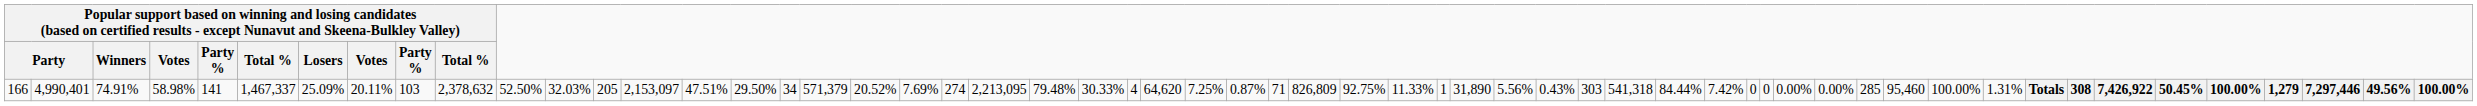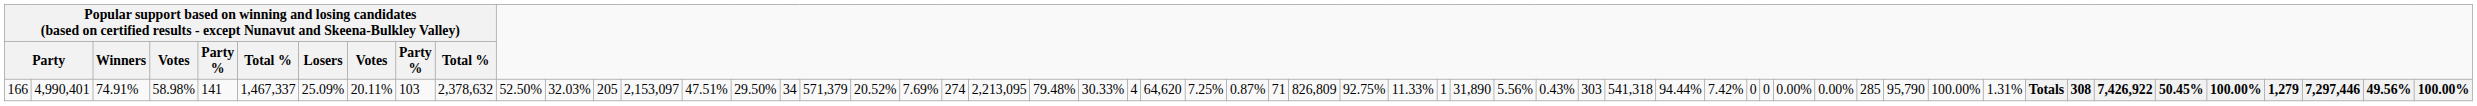(1680, 90) 84.44% -> (1680, 90) 94.44%
(1906, 90) 95,460 -> (1906, 90) 95,790
